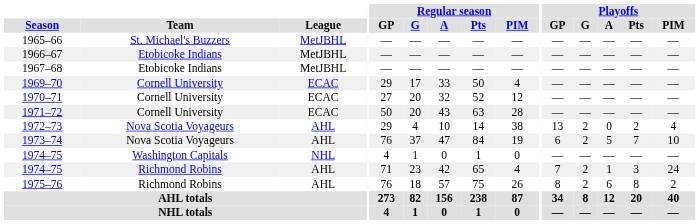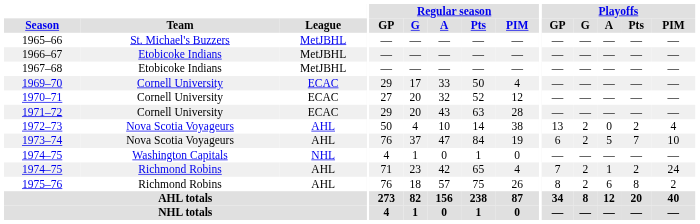(386, 112) 50 -> (386, 112) 29
(386, 126) 29 -> (386, 126) 50
(636, 169) 3 -> (636, 169) 2
